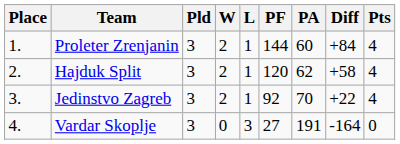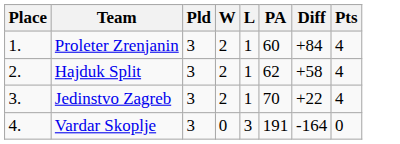- column: (275, 17)
